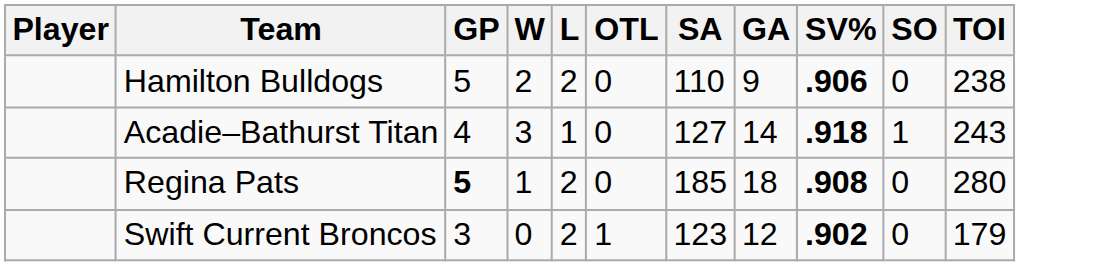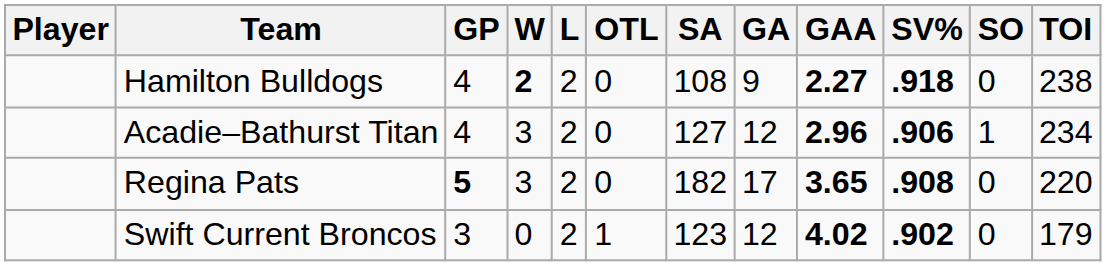+ column: (841, 30)
(462, 81) 5 -> (462, 81) 4
(524, 81) normal -> (524, 81) bold
(699, 81) 110 -> (700, 81) 108
(836, 81) .906 -> (923, 81) .918
(569, 132) 1 -> (569, 132) 2
(760, 132) 14 -> (760, 132) 12
(836, 132) .918 -> (923, 132) .906
(979, 132) 243 -> (1066, 132) 234
(524, 183) 1 -> (524, 183) 3
(700, 183) 185 -> (700, 183) 182
(760, 183) 18 -> (760, 183) 17
(979, 183) 280 -> (1066, 183) 220
